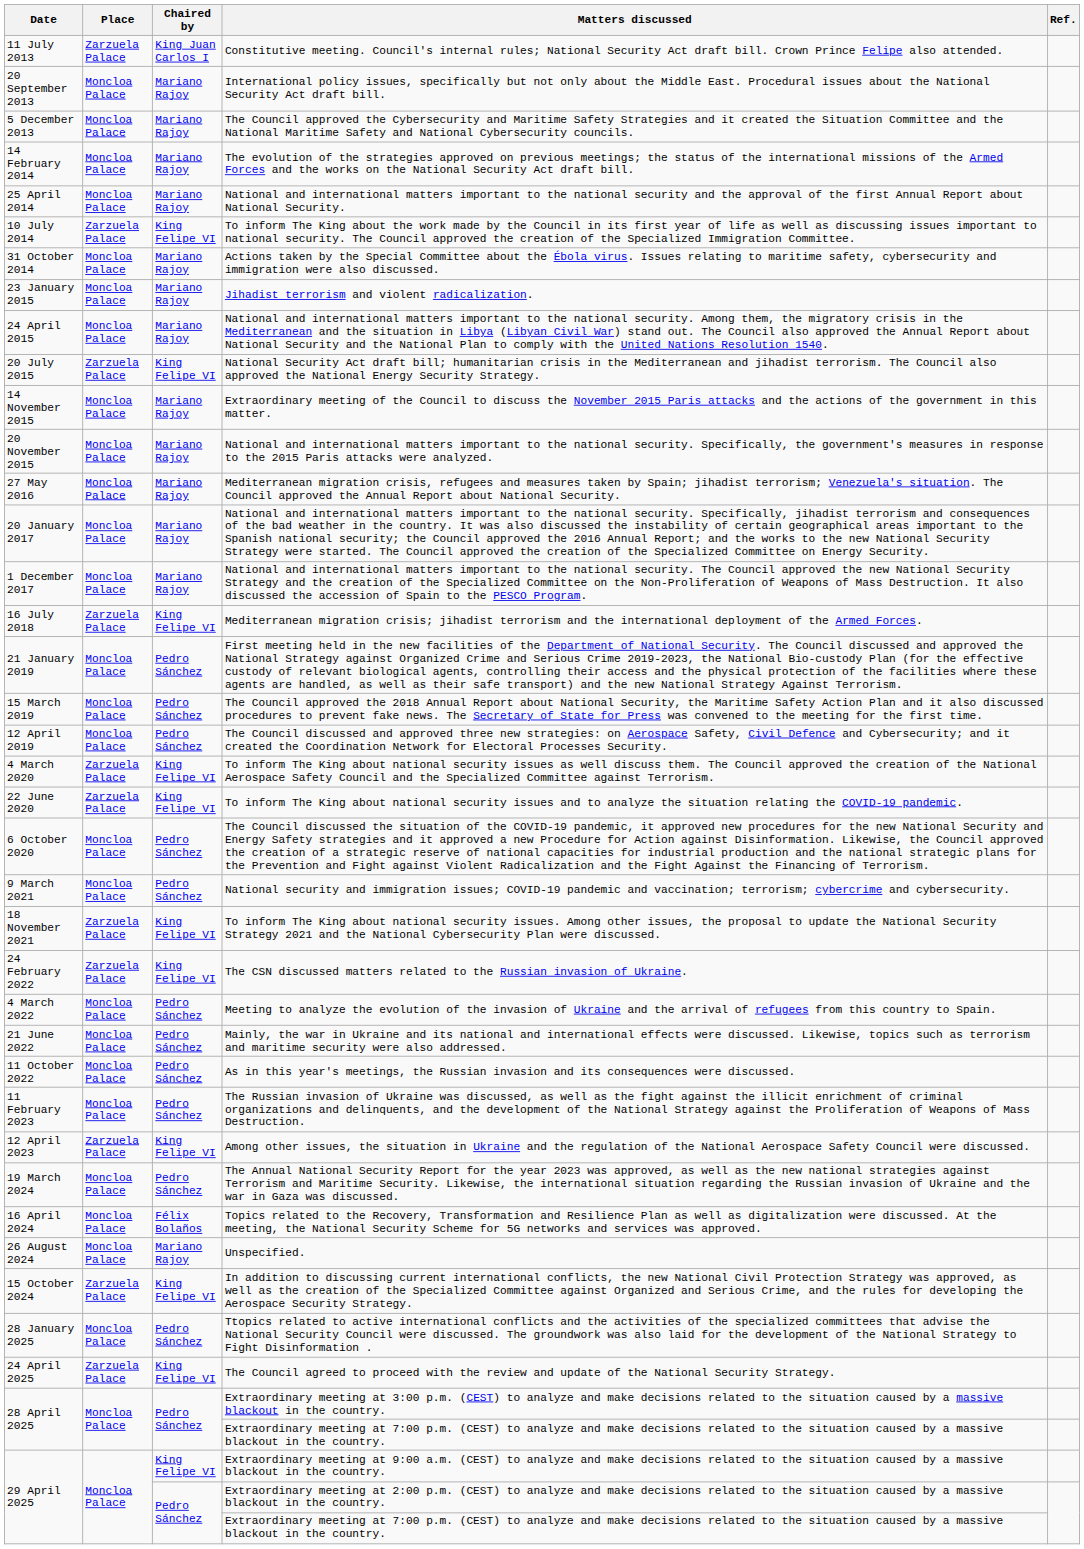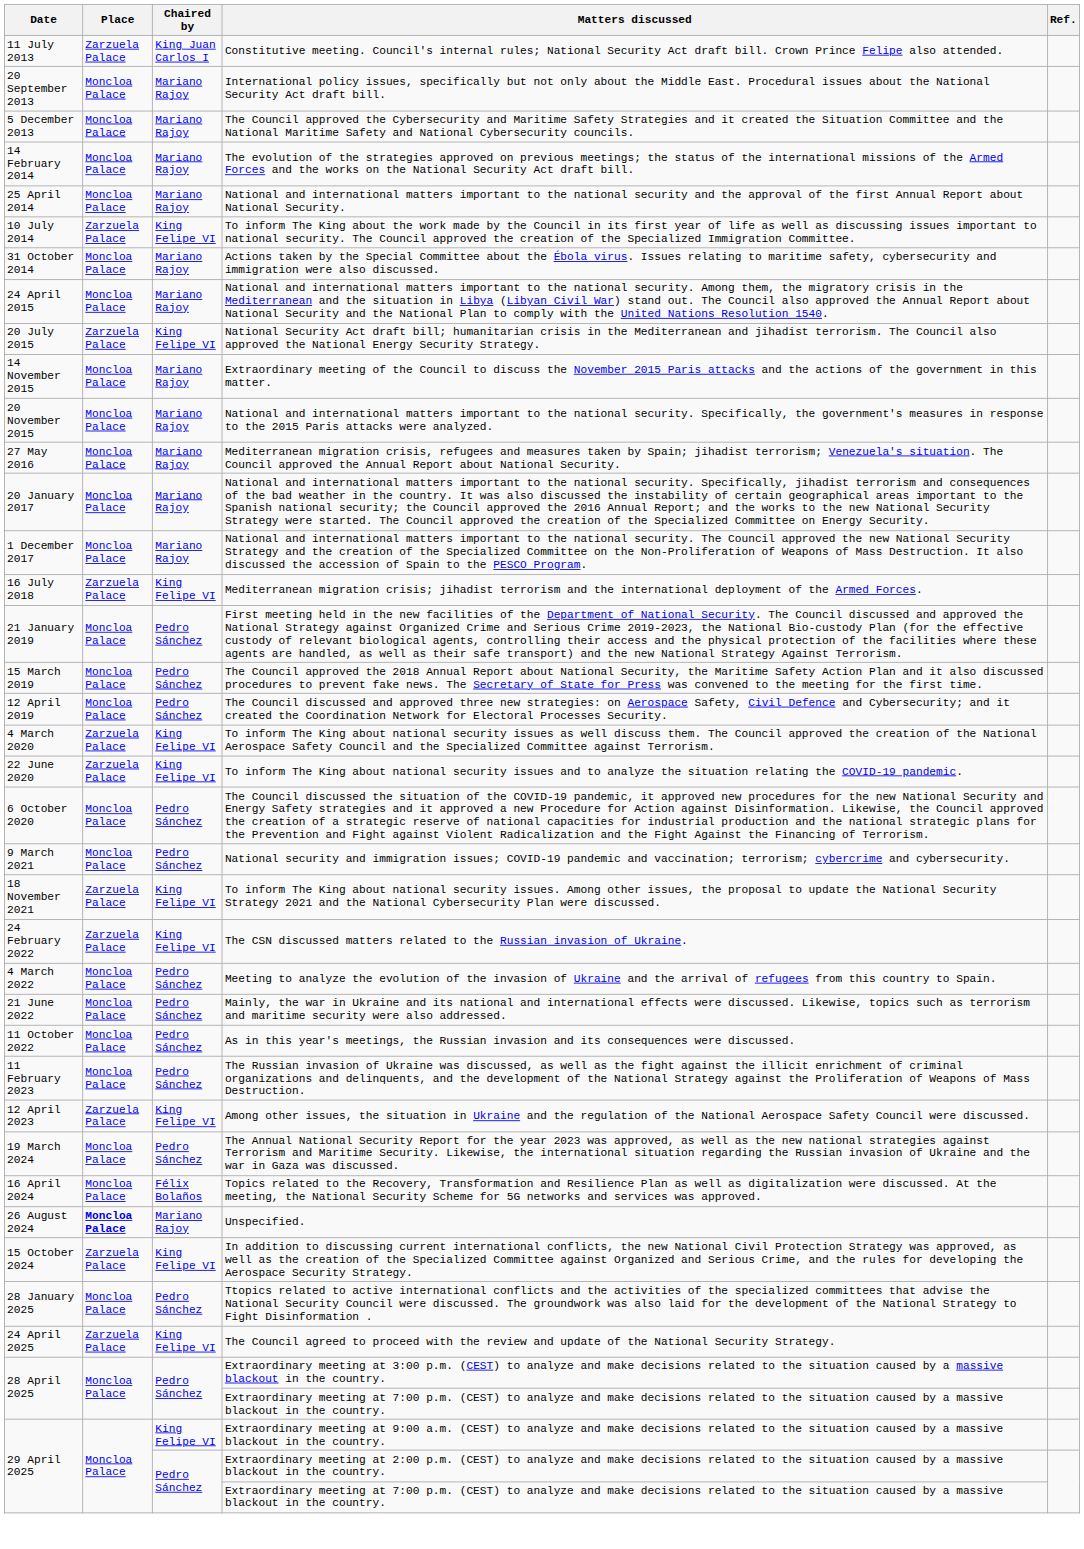- row: (41, 295)
(109, 1253) normal -> (109, 1222) bold
